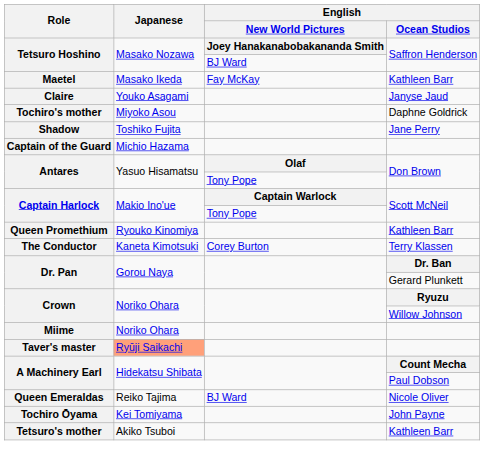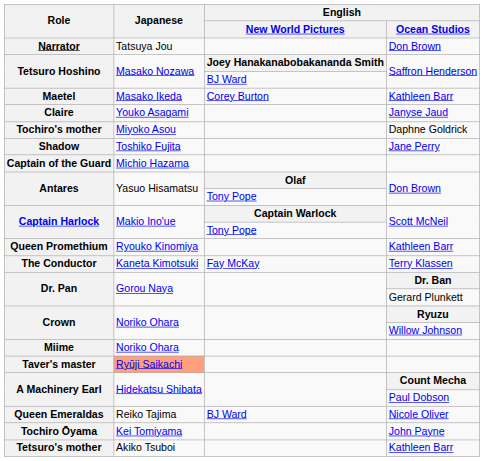+ row: (59, 46)
(233, 79) Fay McKay -> (238, 96) Corey Burton
(238, 247) Corey Burton -> (233, 264) Fay McKay
